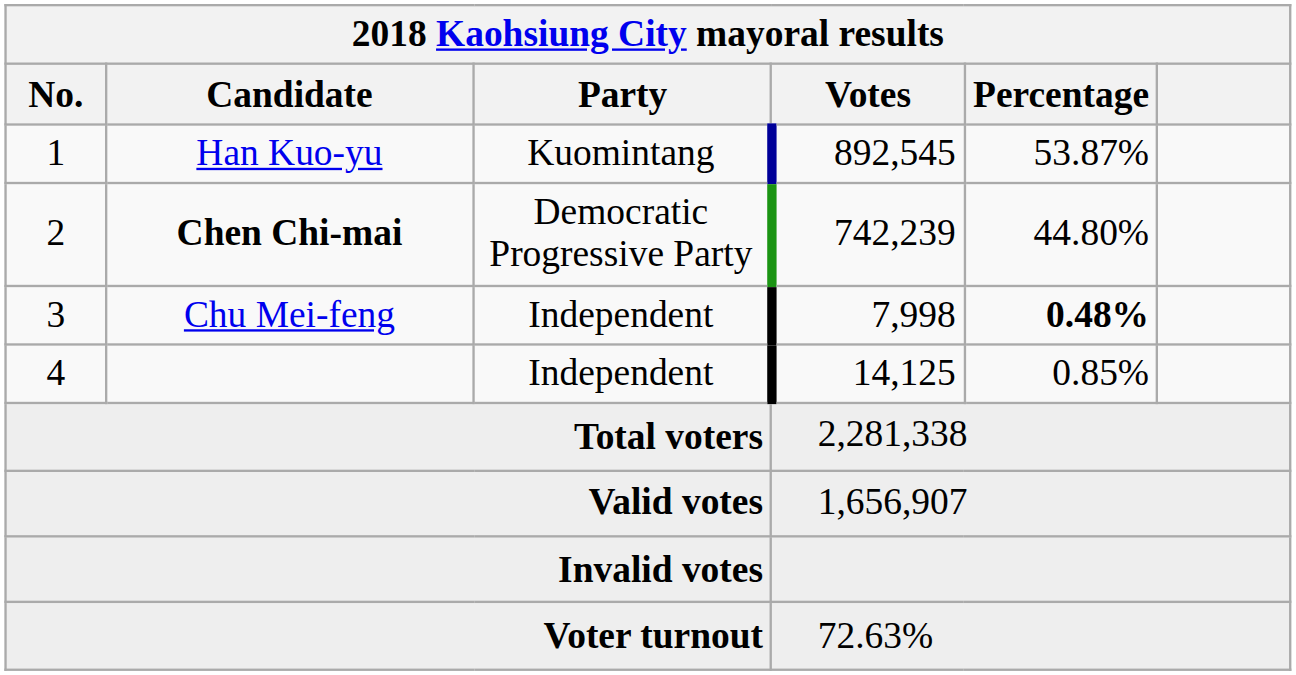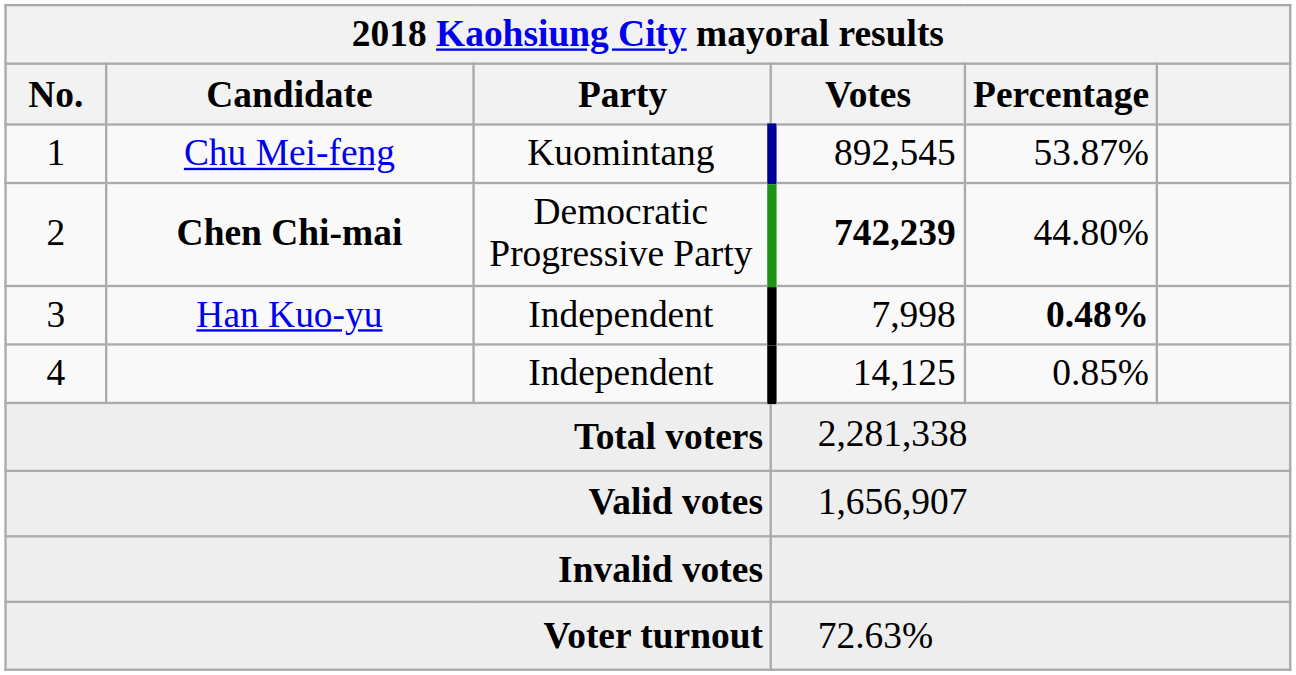(289, 152) Han Kuo-yu -> (289, 152) Chu Mei-feng
(895, 233) normal -> (895, 233) bold
(289, 313) Chu Mei-feng -> (289, 313) Han Kuo-yu
